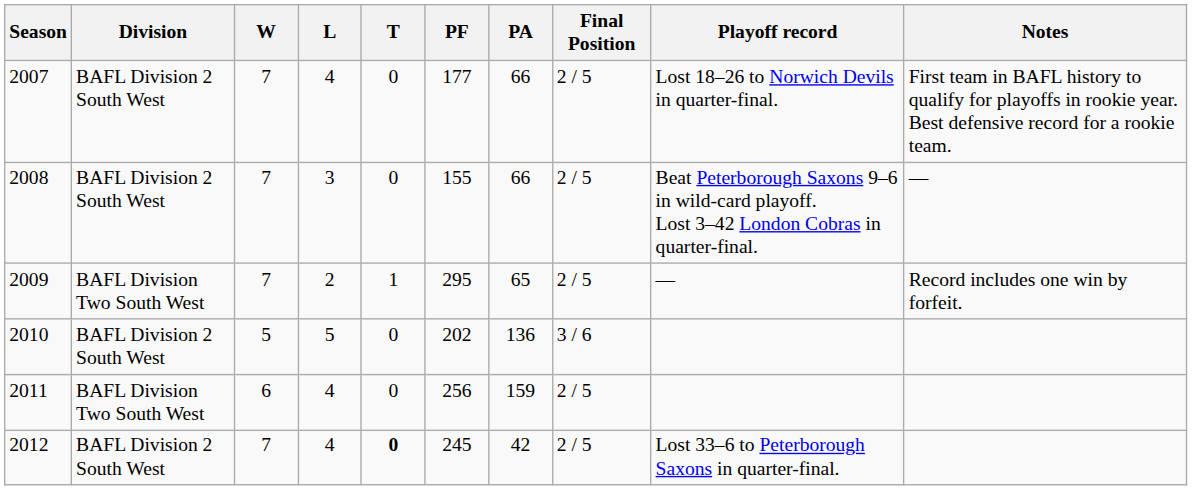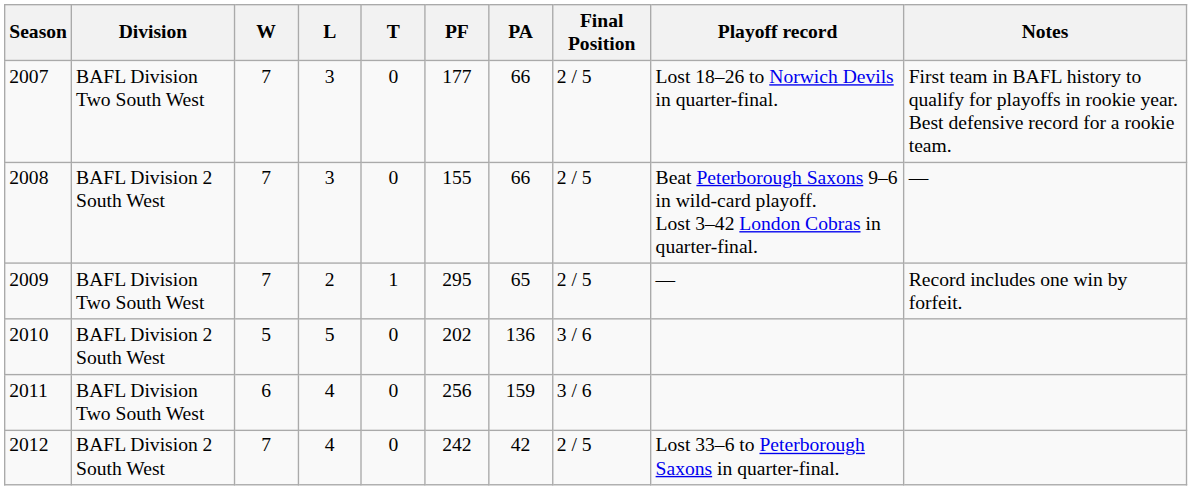(144, 88) BAFL Division 2 South West -> (140, 88) BAFL Division Two South West
(330, 76) 4 -> (330, 76) 3
(574, 390) 2 / 5 -> (574, 390) 3 / 6
(393, 446) bold -> (393, 446) normal
(457, 446) 245 -> (457, 446) 242
